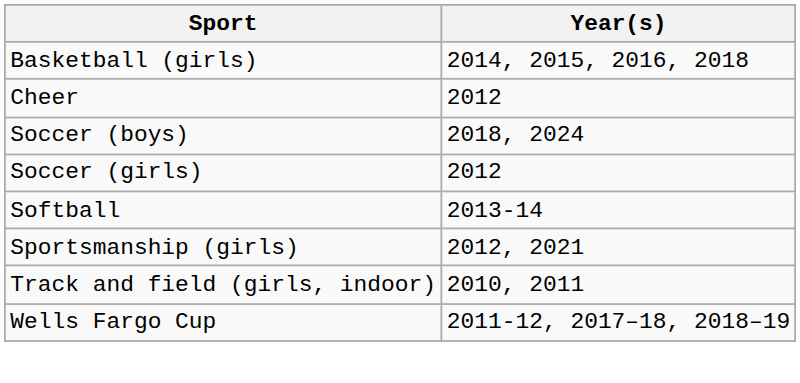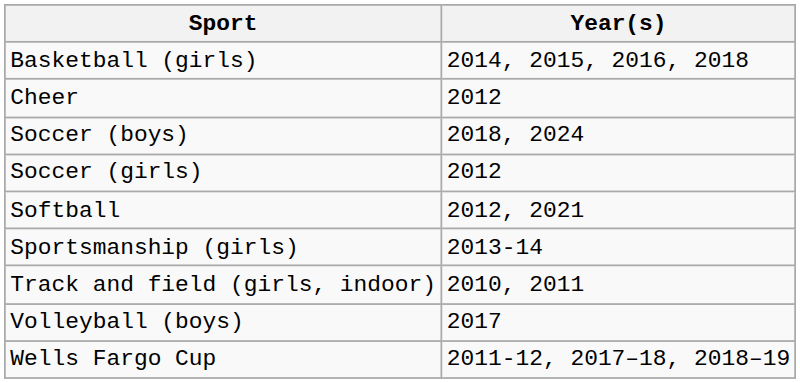(495, 210) 2013-14 -> (516, 210) 2012, 2021
(516, 247) 2012, 2021 -> (495, 247) 2013-14
+ row: (127, 322)
